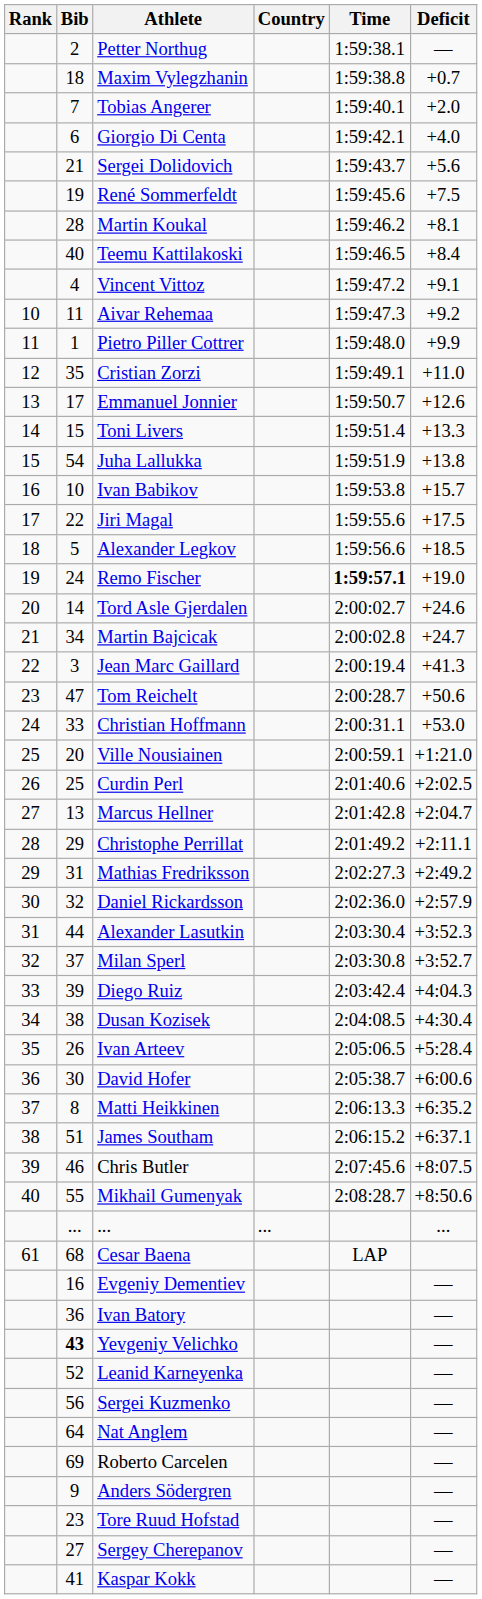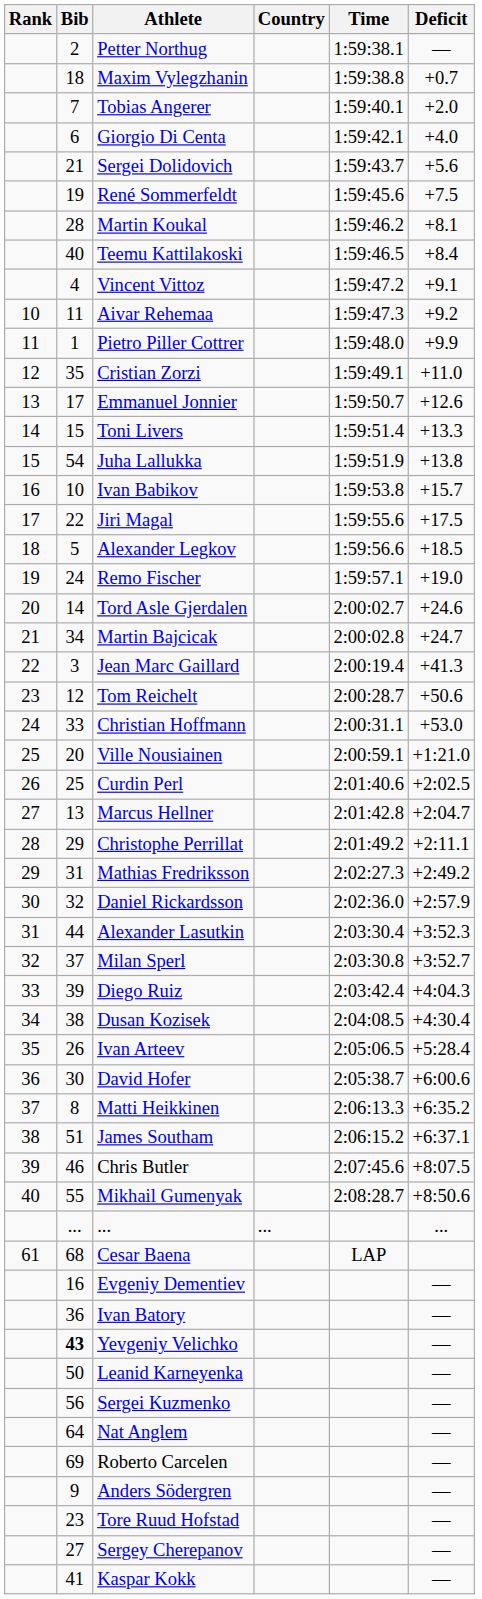(370, 578) bold -> (369, 578) normal
(75, 696) 47 -> (75, 696) 12
(75, 1373) 52 -> (75, 1373) 50
